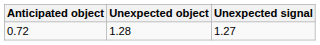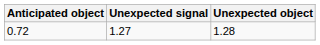columns swapped: (159, 13) <-> (263, 13)
